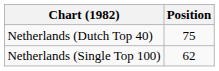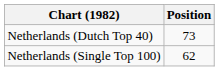(189, 35) 75 -> (189, 35) 73
